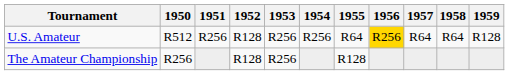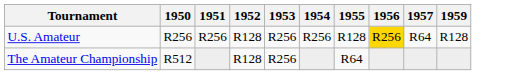- column: (453, 15)
(178, 37) R512 -> (178, 37) R256
(352, 37) R64 -> (352, 37) R128
(178, 59) R256 -> (178, 59) R512
(352, 59) R128 -> (352, 59) R64
